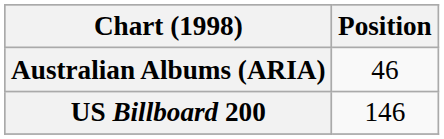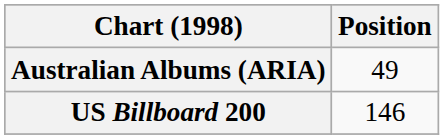(385, 69) 46 -> (385, 69) 49
